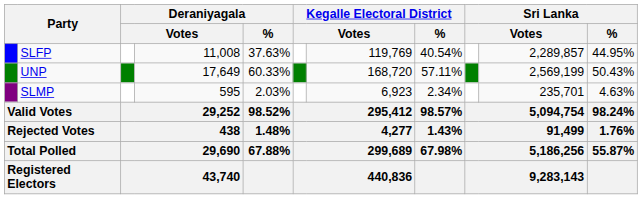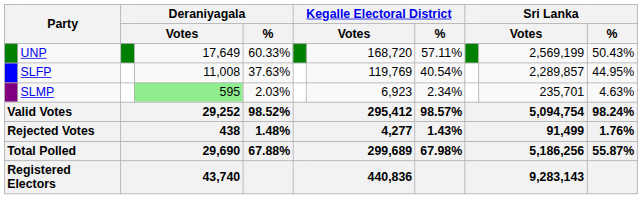rows swapped: (34, 72) <-> (36, 53)
(230, 92) no background -> (230, 92) lightgreen background
